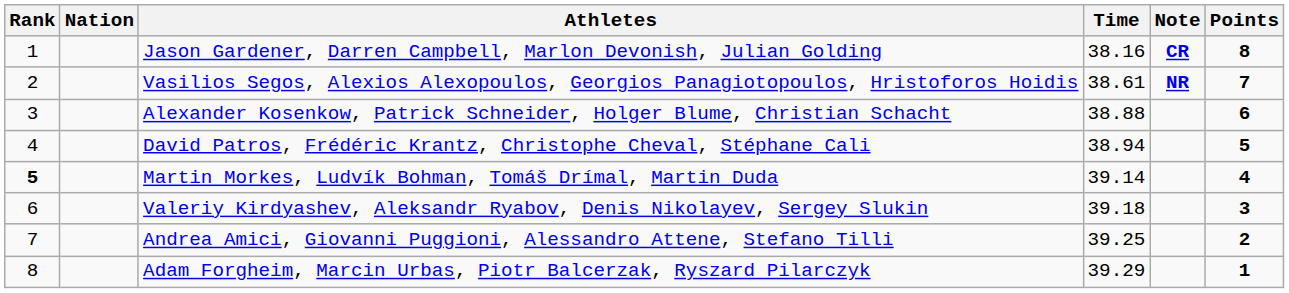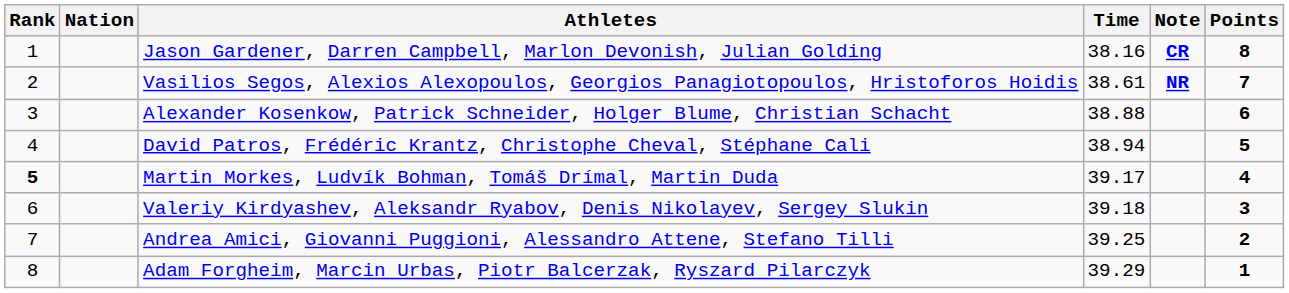(1116, 177) 39.14 -> (1116, 177) 39.17
